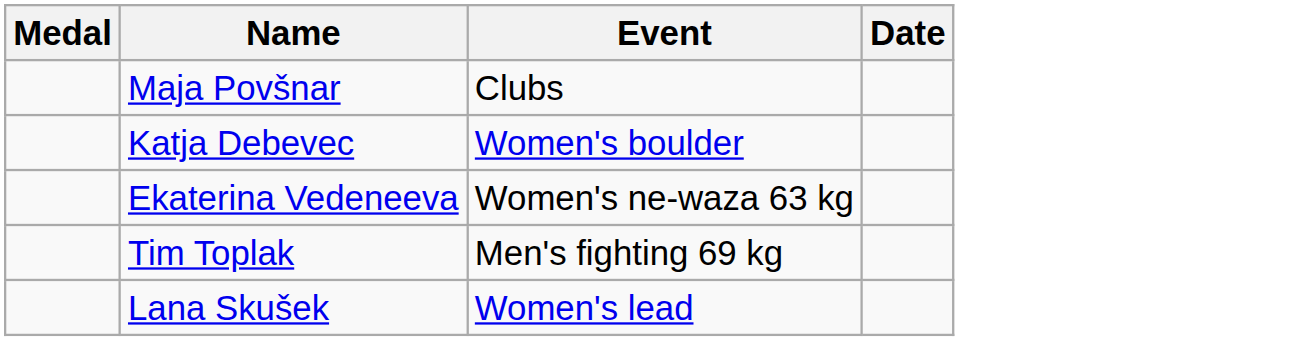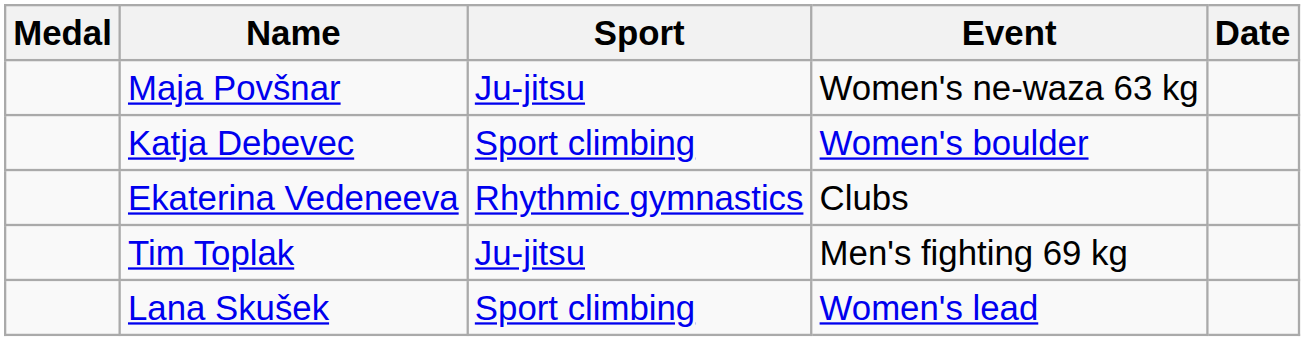+ column: (639, 33)
(519, 88) Clubs -> (1009, 88) Women's ne-waza 63 kg
(664, 198) Women's ne-waza 63 kg -> (864, 198) Clubs
